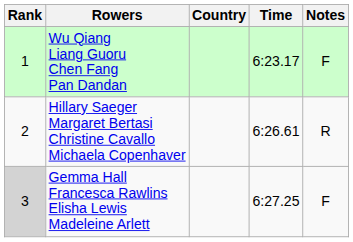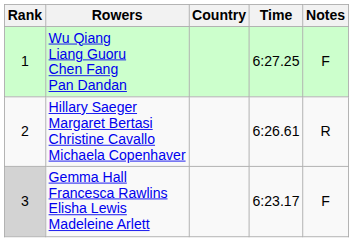(276, 61) 6:23.17 -> (276, 61) 6:27.25
(276, 201) 6:27.25 -> (276, 201) 6:23.17
